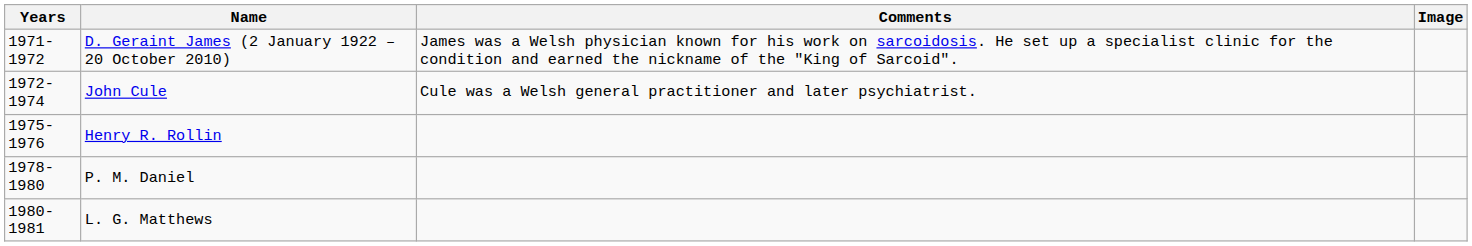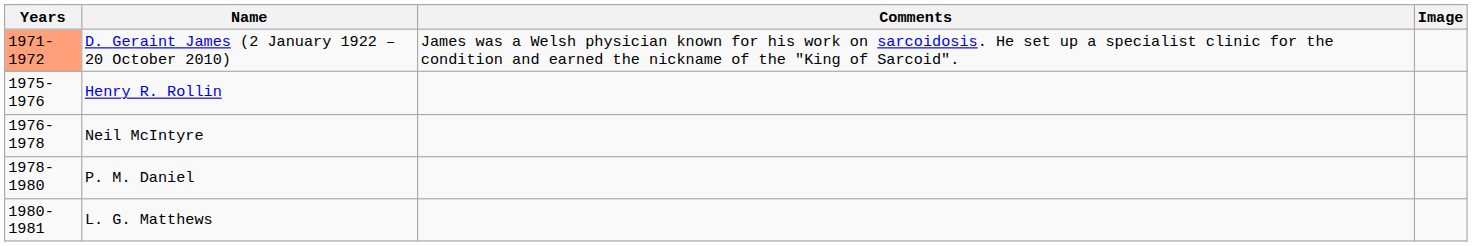(31, 51) no background -> (31, 51) lightsalmon background
- row: (126, 93)
+ row: (144, 135)
